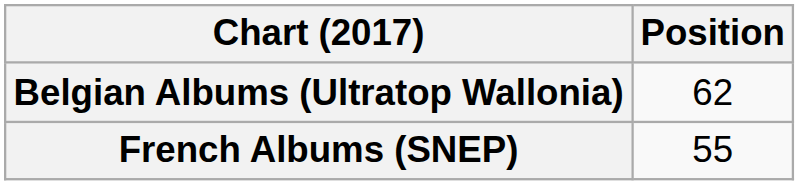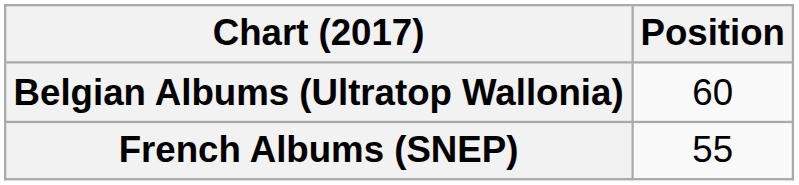(713, 91) 62 -> (713, 91) 60
